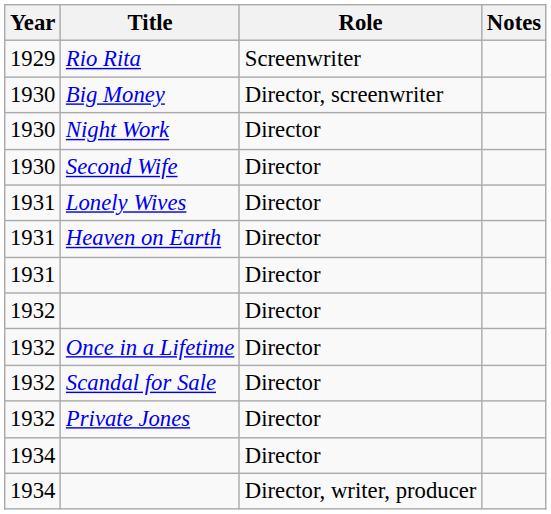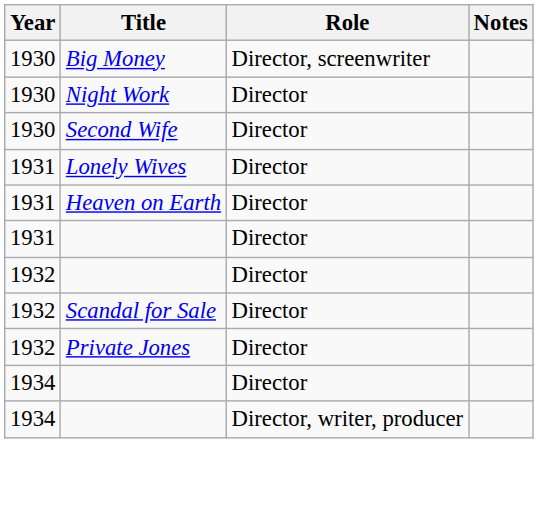- row: (33, 58)
- row: (33, 346)
